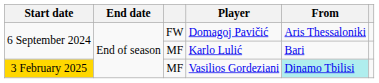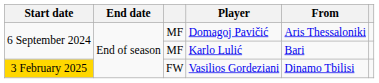(175, 31) FW -> (175, 31) MF
(175, 68) MF -> (175, 68) FW
(319, 68) paleturquoise background -> (319, 68) no background
